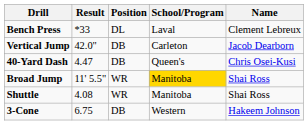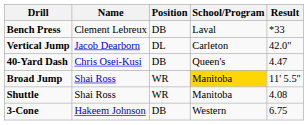columns swapped: (265, 12) <-> (90, 12)
(118, 29) DL -> (159, 29) DB
(118, 45) DB -> (159, 45) DL
